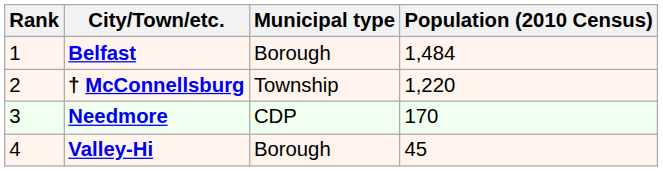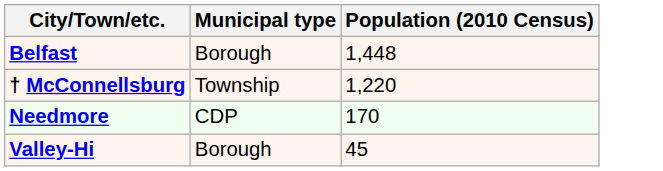- column: (34, 20)
(430, 52) 1,484 -> (371, 52) 1,448
